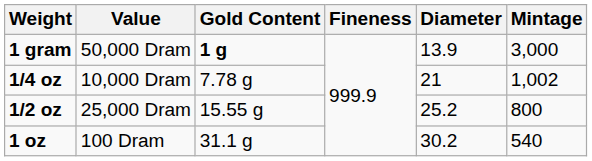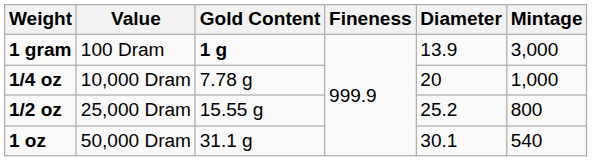(136, 49) 50,000 Dram -> (123, 49) 100 Dram
(431, 79) 21 -> (431, 79) 20
(534, 79) 1,002 -> (534, 79) 1,000
(123, 140) 100 Dram -> (136, 140) 50,000 Dram
(439, 140) 30.2 -> (439, 140) 30.1
